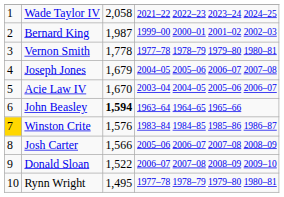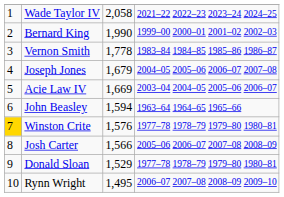(119, 32) 1,987 -> (119, 32) 1,990
(207, 51) 1977–78 1978–79 1979–80 1980–81 -> (207, 51) 1983–84 1984–85 1985–86 1986–87
(119, 88) 1,670 -> (119, 88) 1,669
(119, 107) bold -> (119, 107) normal
(207, 126) 1983–84 1984–85 1985–86 1986–87 -> (207, 126) 1977–78 1978–79 1979–80 1980–81
(119, 164) 1,522 -> (119, 164) 1,529
(207, 164) 2006–07 2007–08 2008–09 2009–10 -> (207, 164) 1977–78 1978–79 1979–80 1980–81
(207, 182) 1977–78 1978–79 1979–80 1980–81 -> (207, 182) 2006–07 2007–08 2008–09 2009–10
